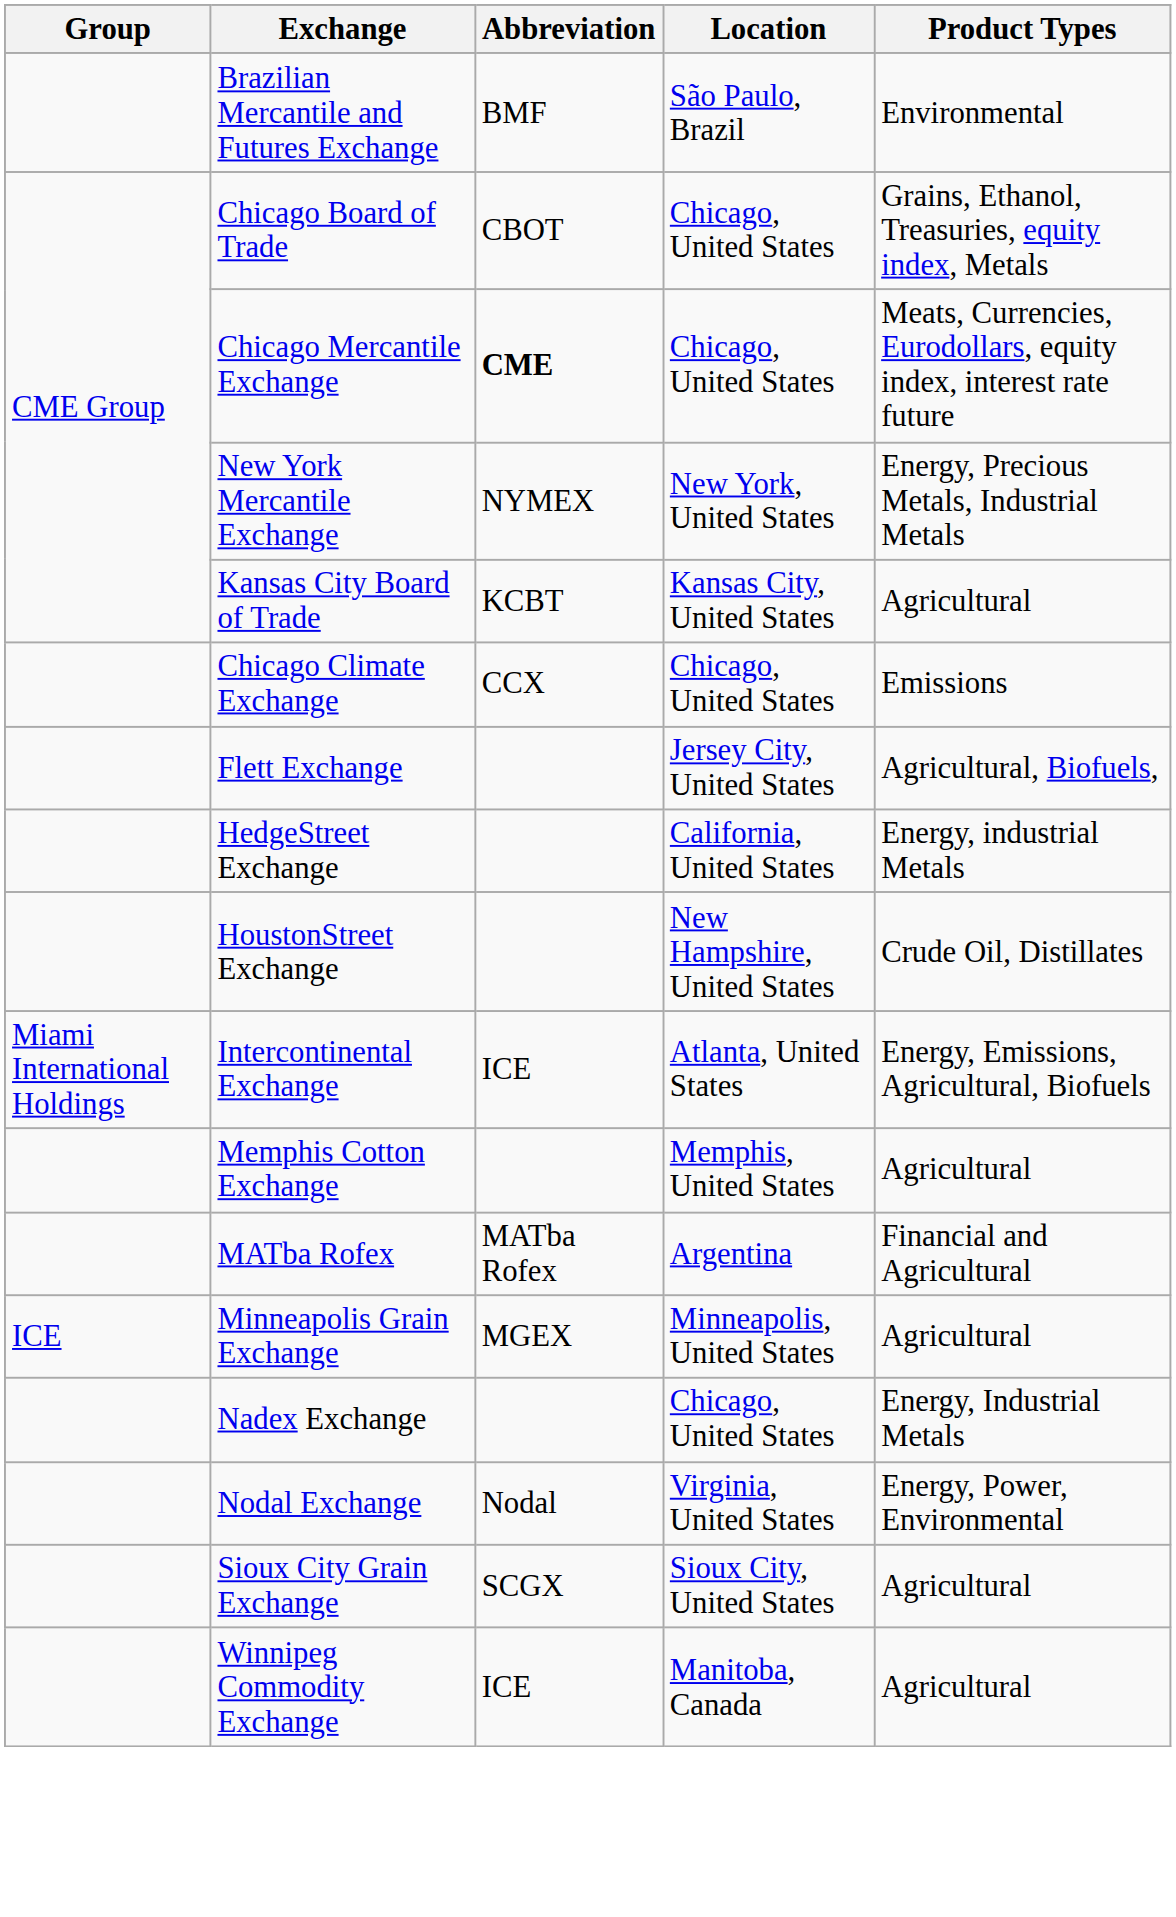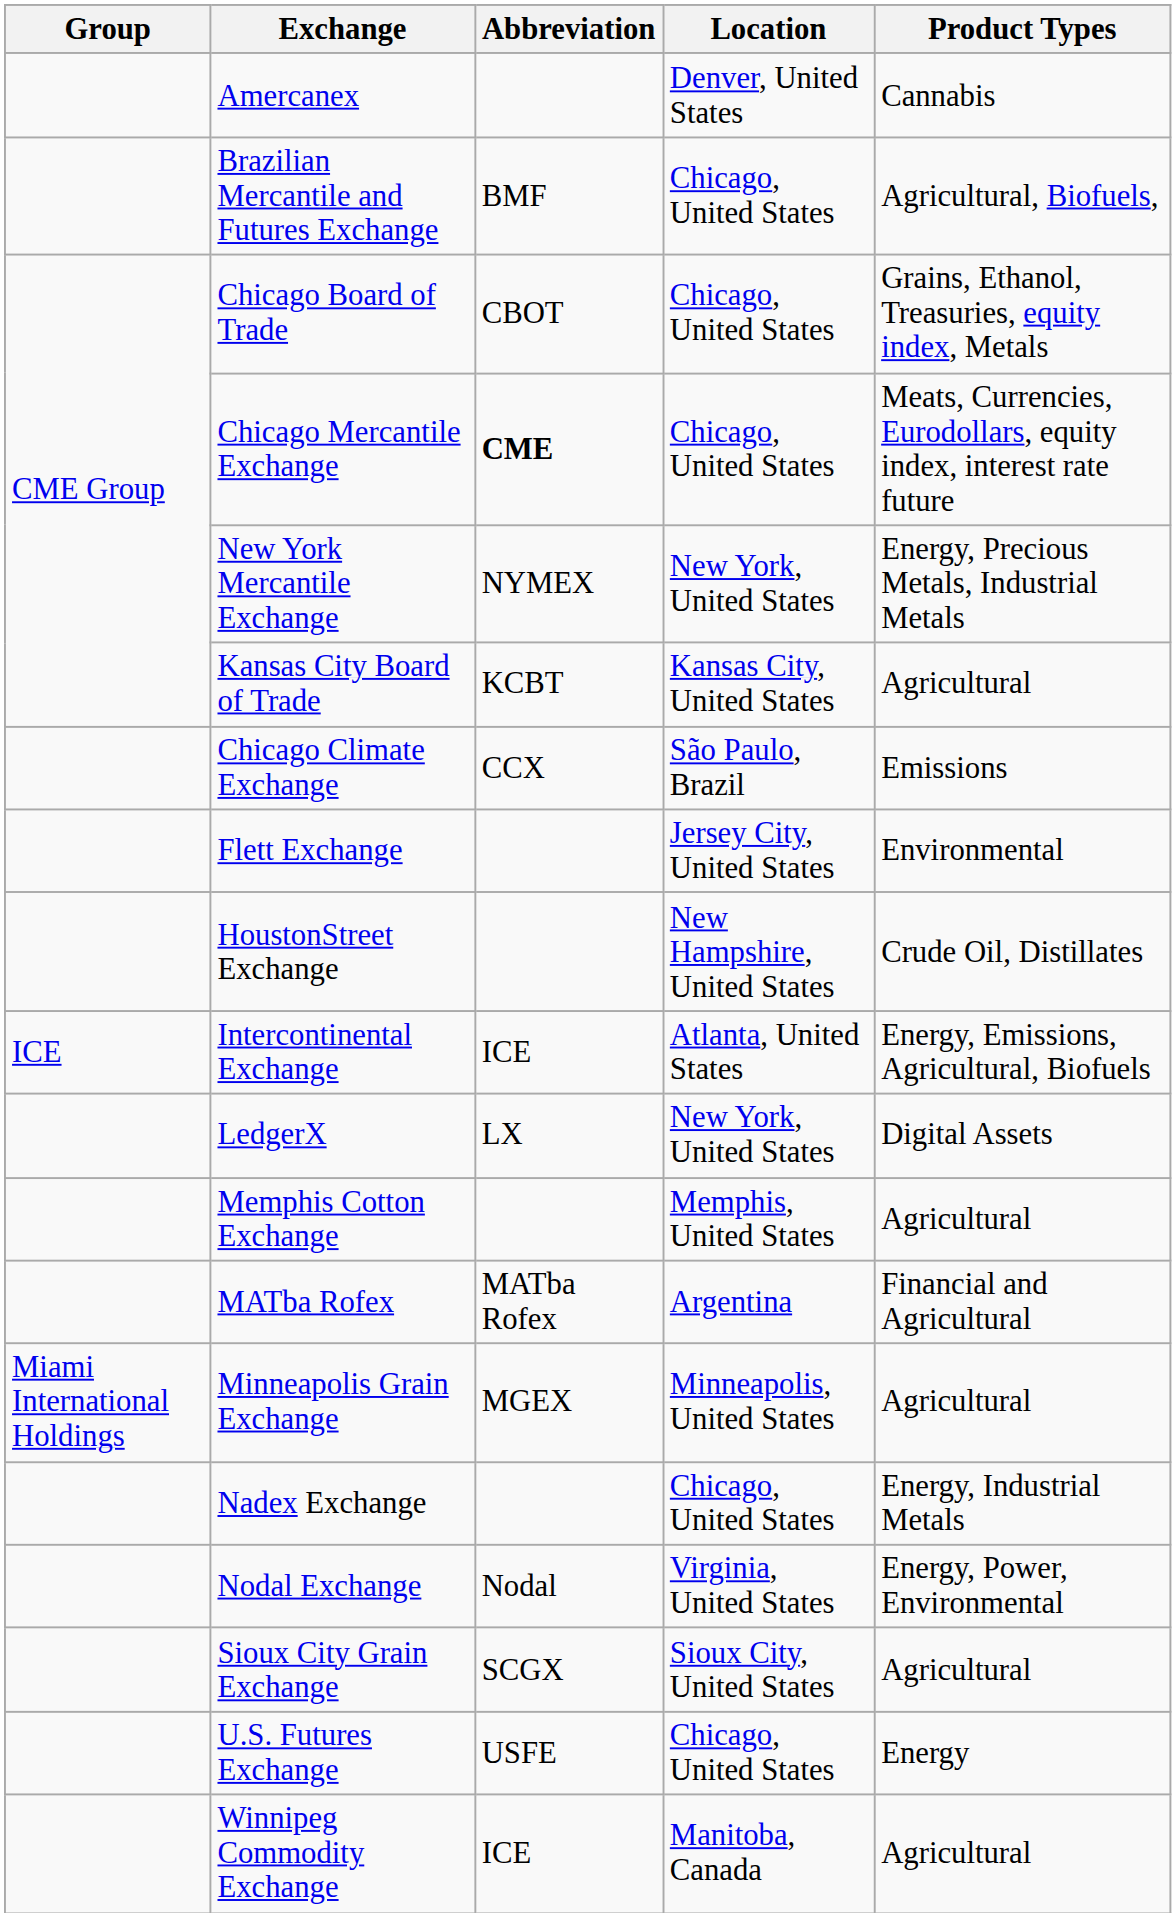+ row: (288, 94)
(736, 112) São Paulo, Brazil -> (752, 195) Chicago, United States
(972, 112) Environmental -> (1020, 195) Agricultural, Biofuels,
(752, 684) Chicago, United States -> (736, 767) São Paulo, Brazil
(1020, 767) Agricultural, Biofuels, -> (972, 850) Environmental
- row: (293, 850)
(91, 1069) Miami International Holdings -> (37, 1051) ICE
+ row: (272, 1135)
(37, 1336) ICE -> (91, 1402) Miami International Holdings
+ row: (295, 1752)
